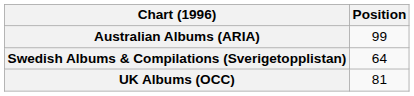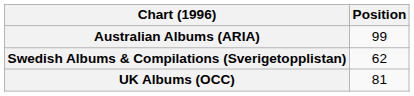(379, 58) 64 -> (379, 58) 62
